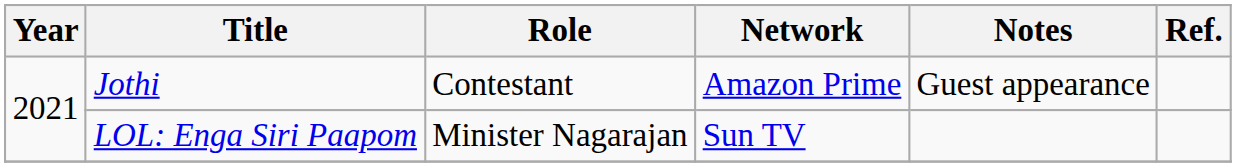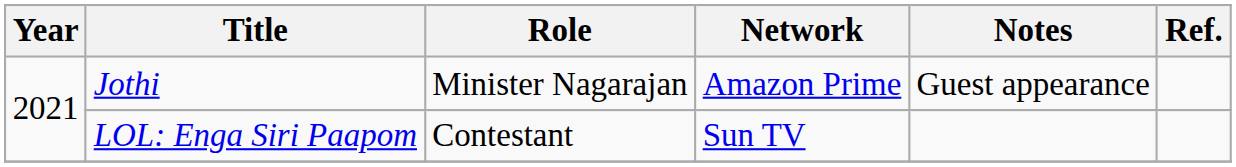(503, 82) Contestant -> (560, 82) Minister Nagarajan
(560, 135) Minister Nagarajan -> (503, 135) Contestant
